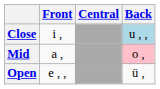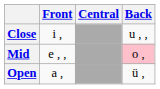(138, 34) lightblue background -> (138, 34) no background
(57, 53) a , -> (57, 53) e , ,
(57, 73) e , , -> (57, 73) a ,
